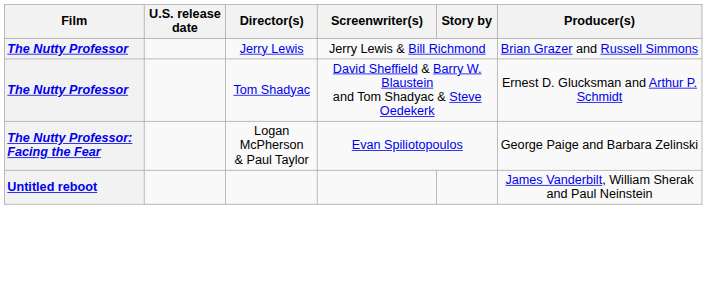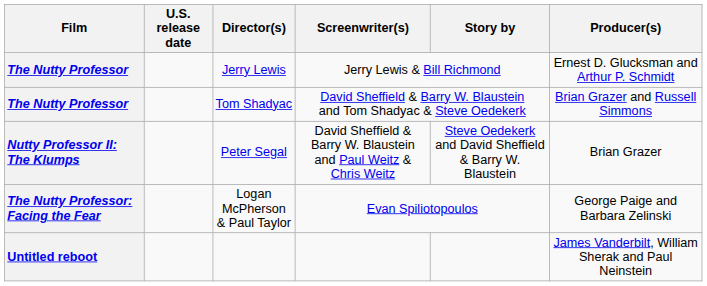(599, 48) Brian Grazer and Russell Simmons -> (626, 70) Ernest D. Glucksman and Arthur P. Schmidt
(599, 90) Ernest D. Glucksman and Arthur P. Schmidt -> (626, 104) Brian Grazer and Russell Simmons
+ row: (254, 152)
